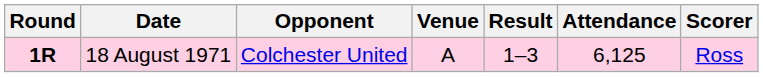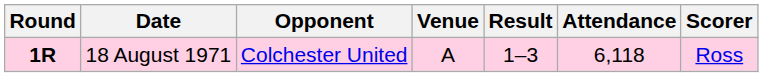(619, 54) 6,125 -> (619, 54) 6,118
